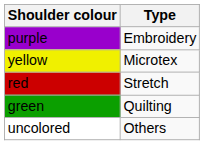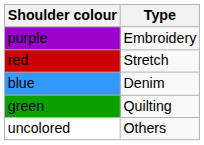- row: (28, 60)
+ row: (21, 83)
